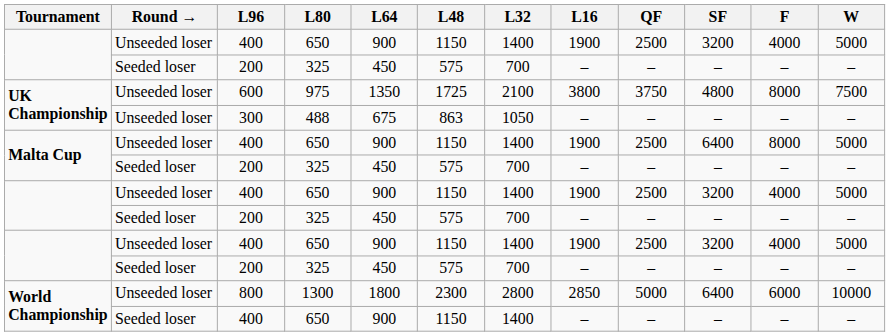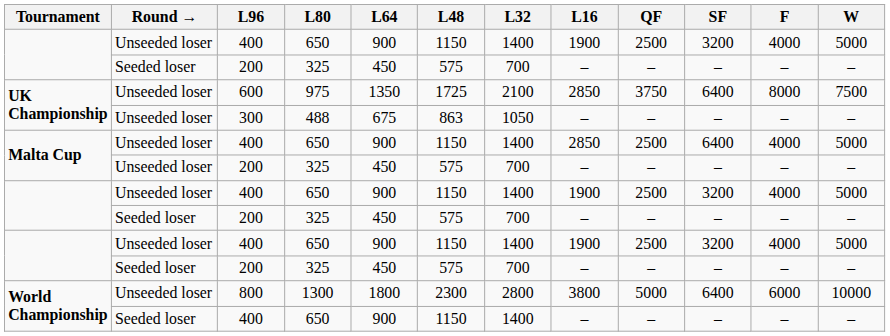(584, 92) 3800 -> (584, 92) 2850
(718, 92) 4800 -> (718, 92) 6400
(584, 142) 1900 -> (584, 142) 2850
(785, 142) 8000 -> (785, 142) 4000
(155, 167) Seeded loser -> (164, 167) Unseeded loser
(584, 293) 2850 -> (584, 293) 3800
